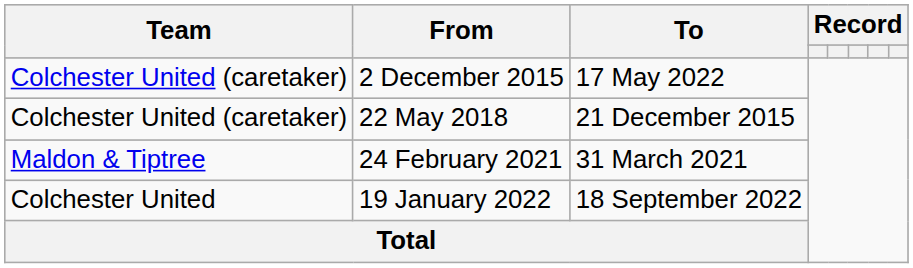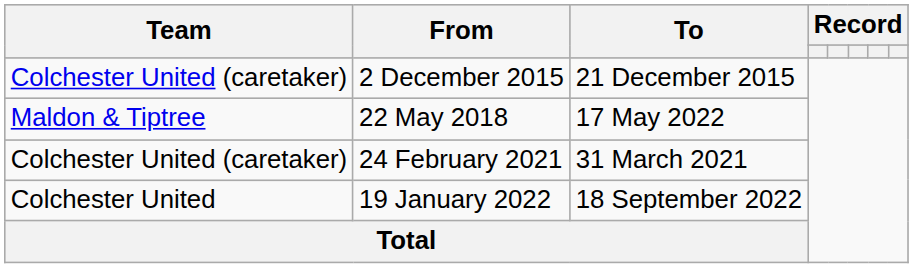(650, 77) 17 May 2022 -> (685, 77) 21 December 2015
(179, 118) Colchester United (caretaker) -> (108, 118) Maldon & Tiptree
(685, 118) 21 December 2015 -> (650, 118) 17 May 2022
(108, 159) Maldon & Tiptree -> (179, 159) Colchester United (caretaker)
